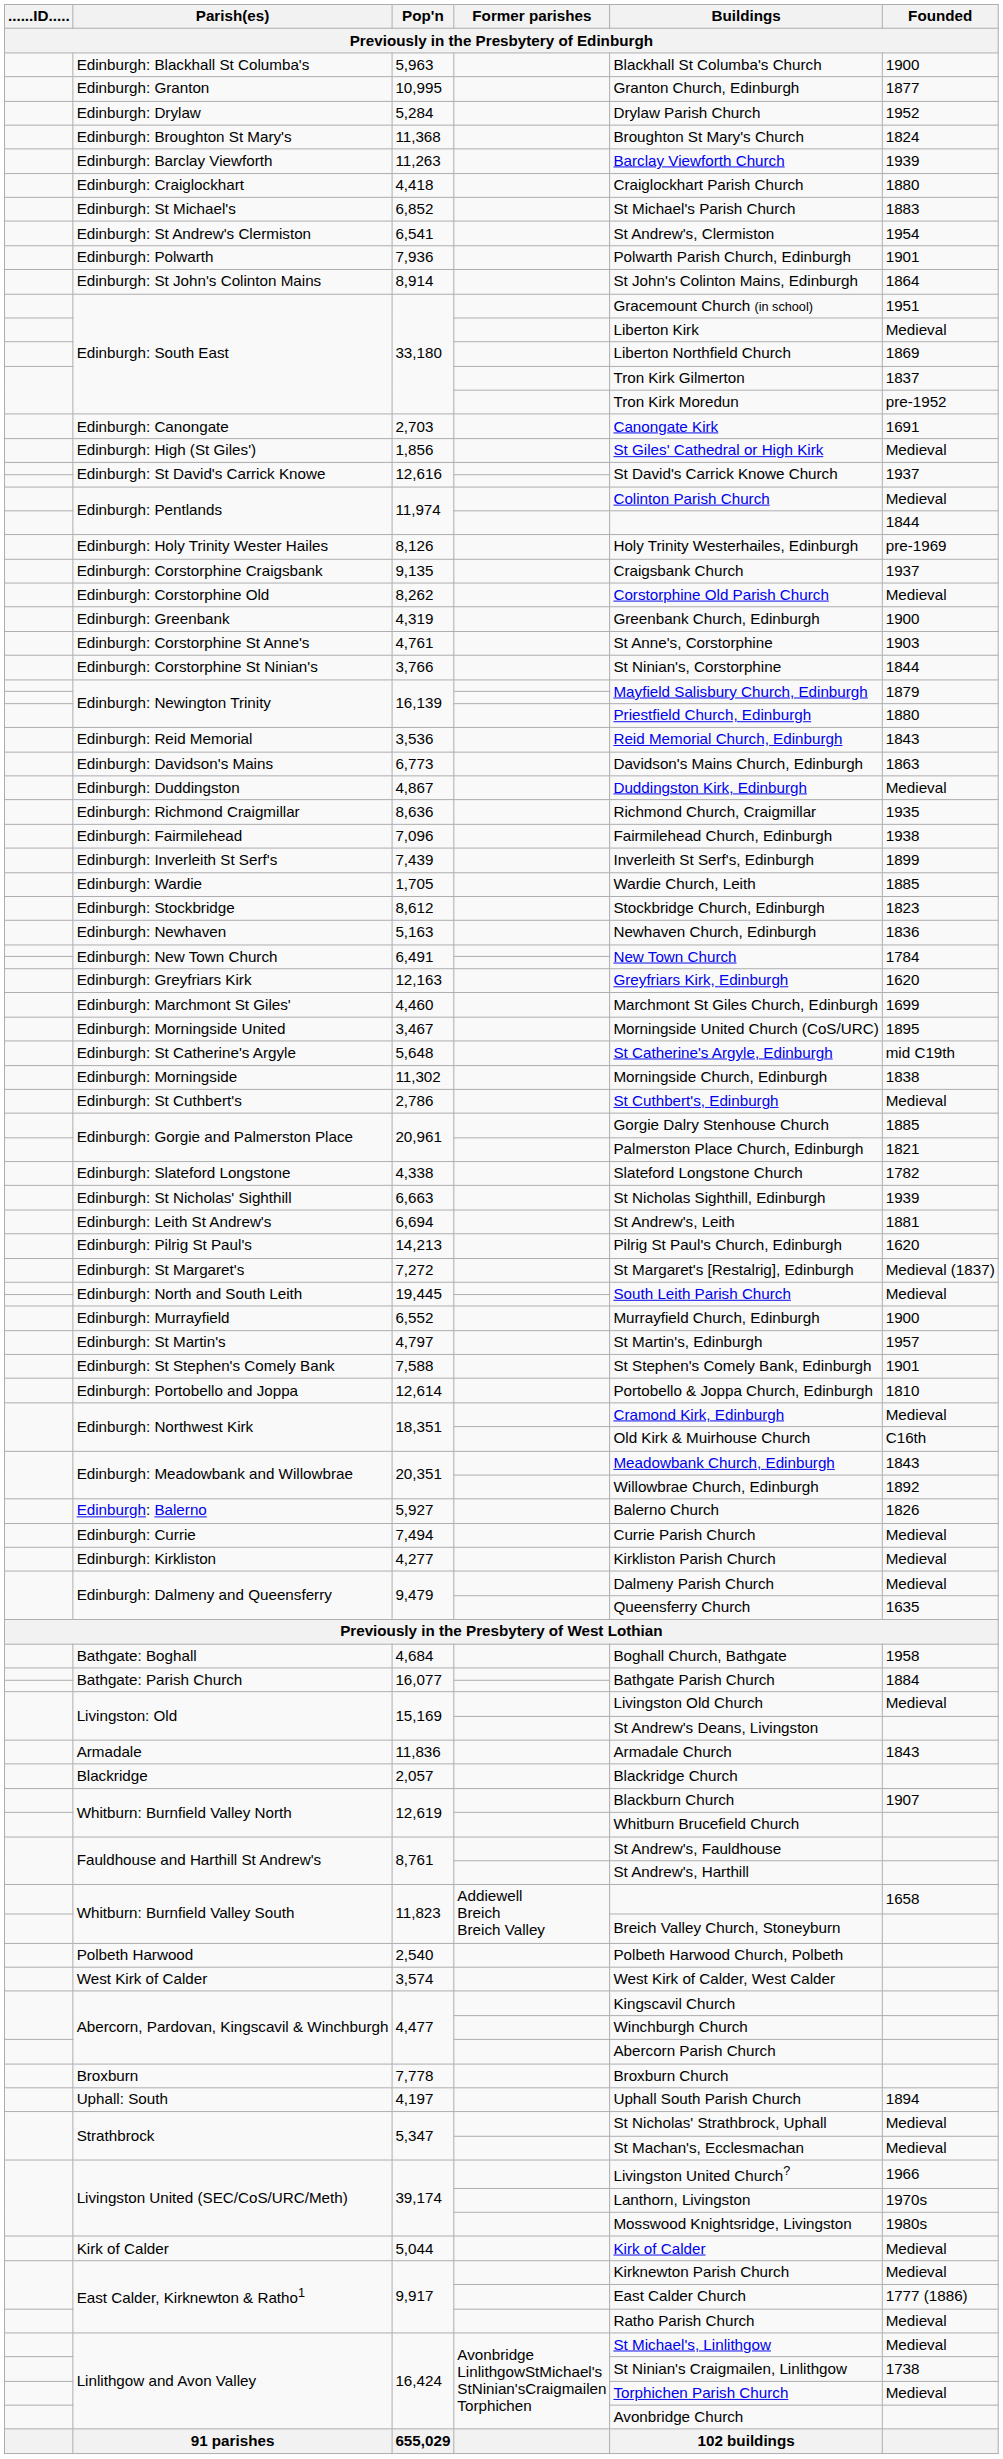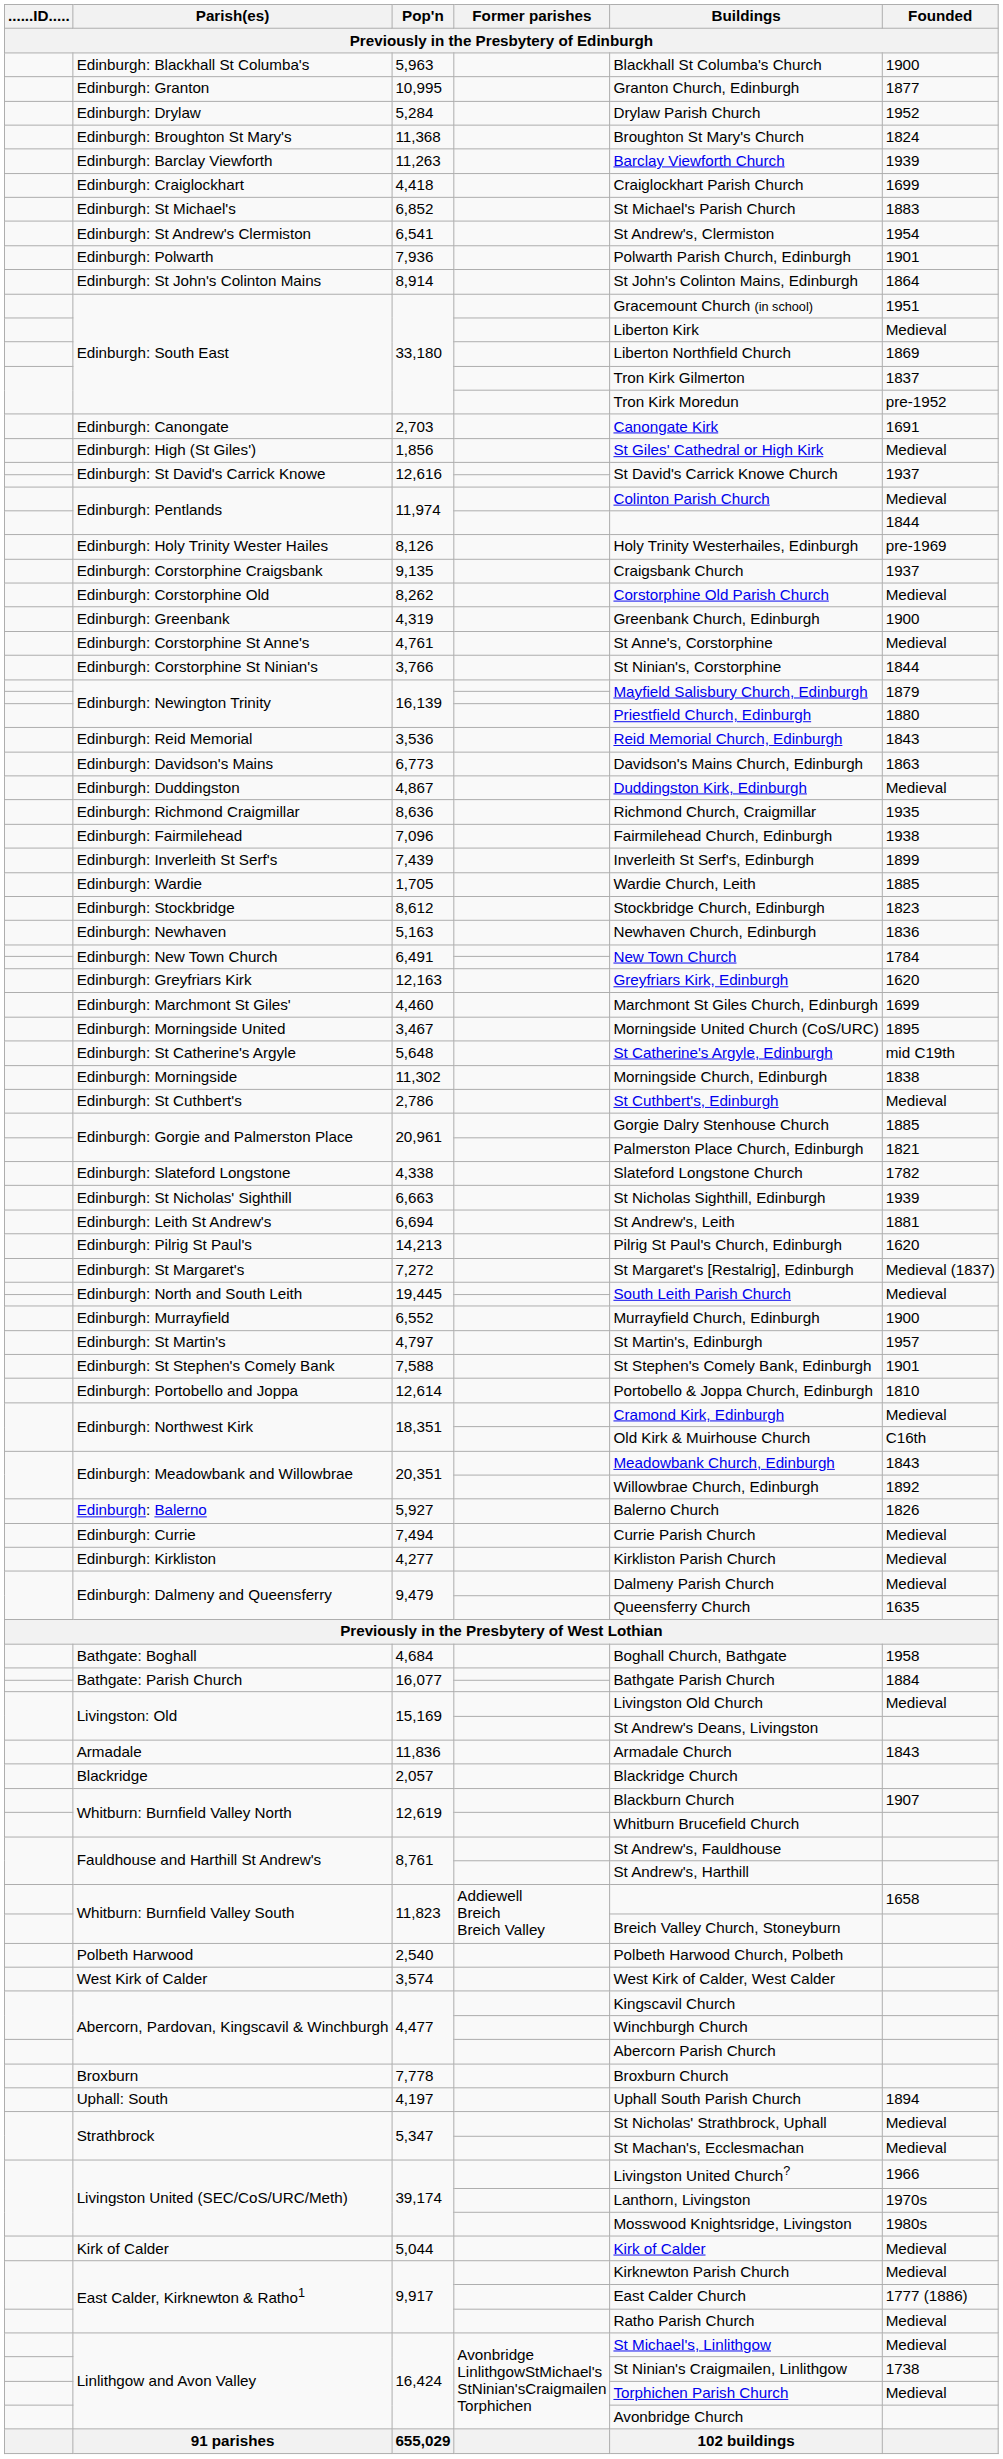(903, 185) 1880 -> (903, 185) 1699
(903, 643) 1903 -> (916, 643) Medieval
